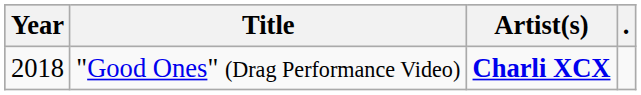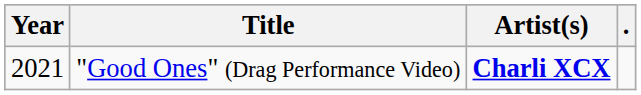(38, 67) 2018 -> (38, 67) 2021
